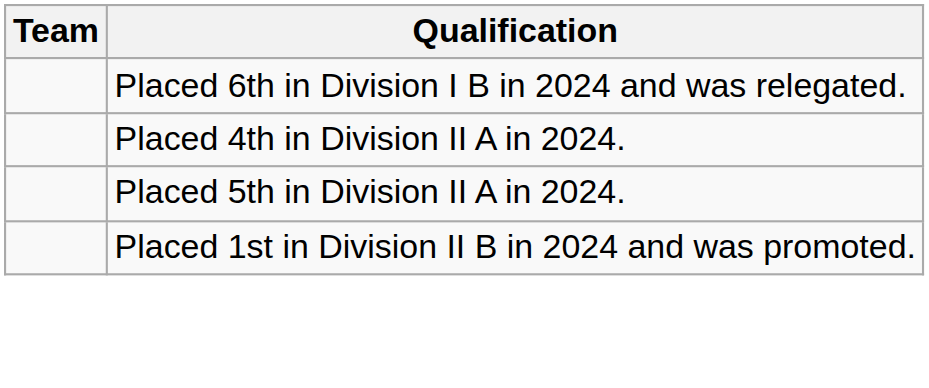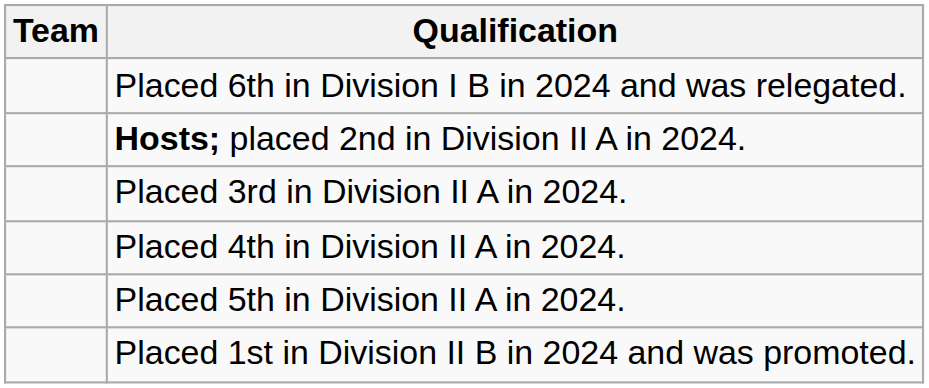+ row: (430, 138)
+ row: (371, 192)
